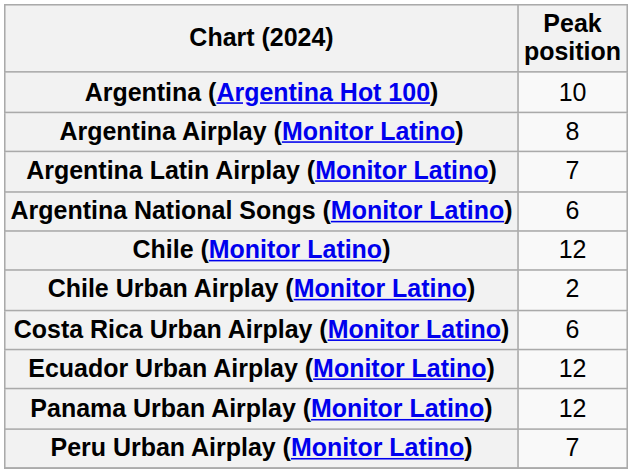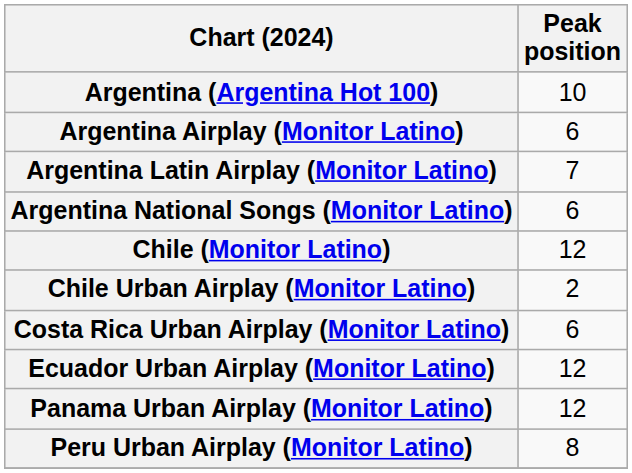(573, 131) 8 -> (573, 131) 6
(573, 448) 7 -> (573, 448) 8
